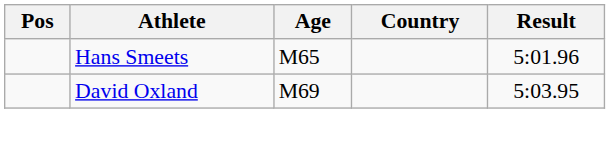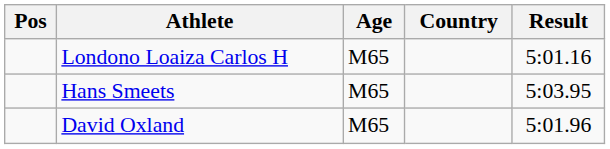+ row: (175, 56)
(546, 56) 5:01.96 -> (558, 90) 5:03.95
(299, 90) M69 -> (369, 125) M65
(546, 90) 5:03.95 -> (558, 125) 5:01.96
